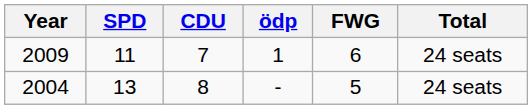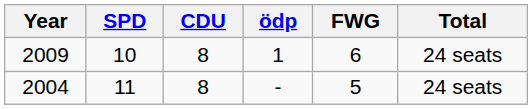(125, 54) 11 -> (125, 54) 10
(203, 54) 7 -> (203, 54) 8
(125, 87) 13 -> (125, 87) 11
